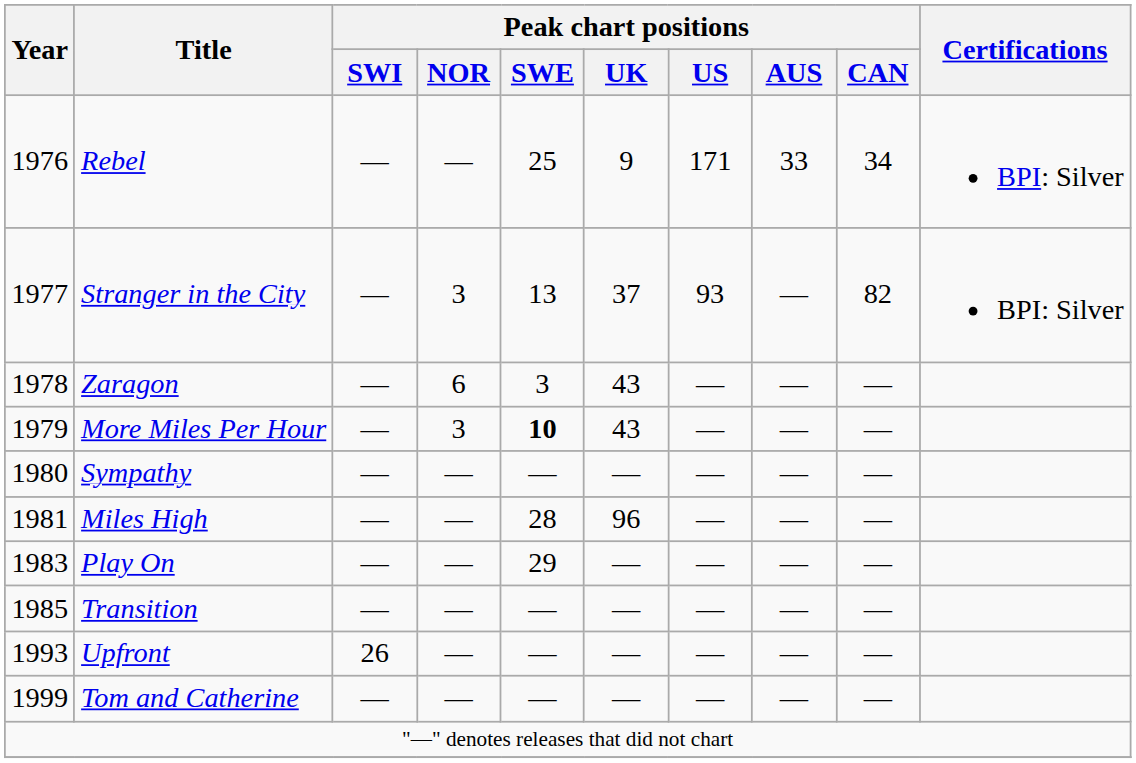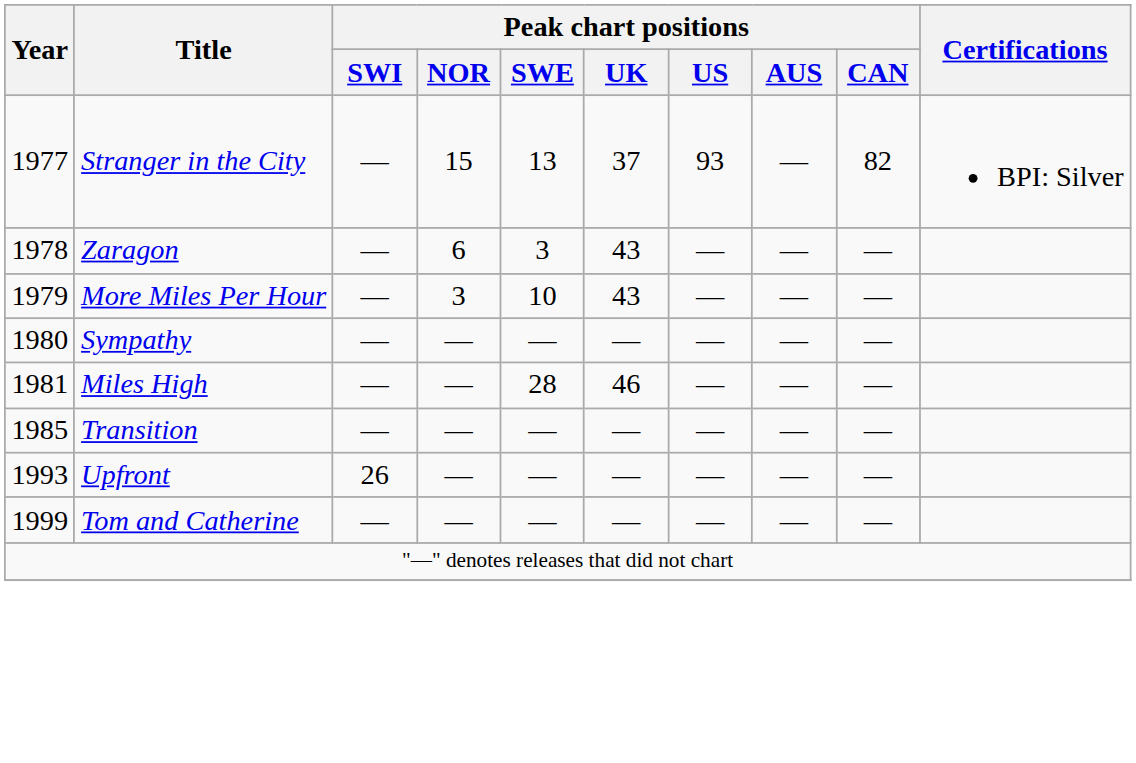- row: (113, 161)
(459, 294) 3 -> (459, 161) 15
(542, 428) bold -> (542, 295) normal
(626, 518) 96 -> (626, 384) 46
- row: (128, 563)
